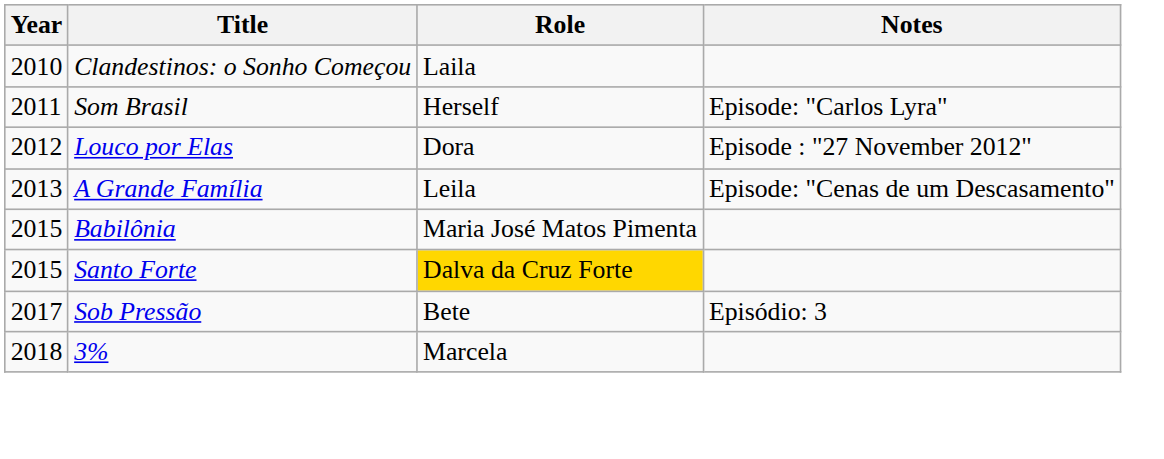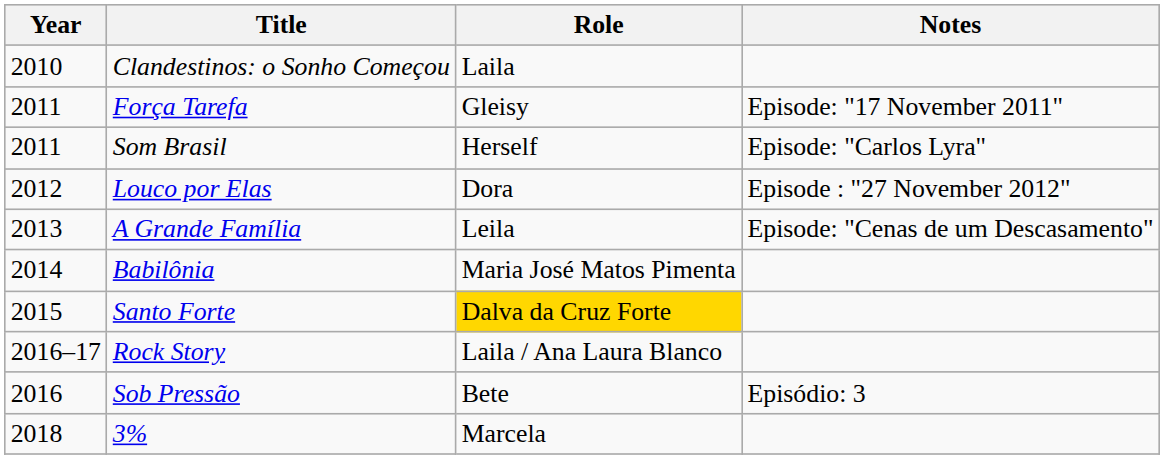+ row: (180, 106)
(37, 229) 2015 -> (37, 270) 2014
+ row: (169, 351)
(37, 310) 2017 -> (37, 392) 2016
